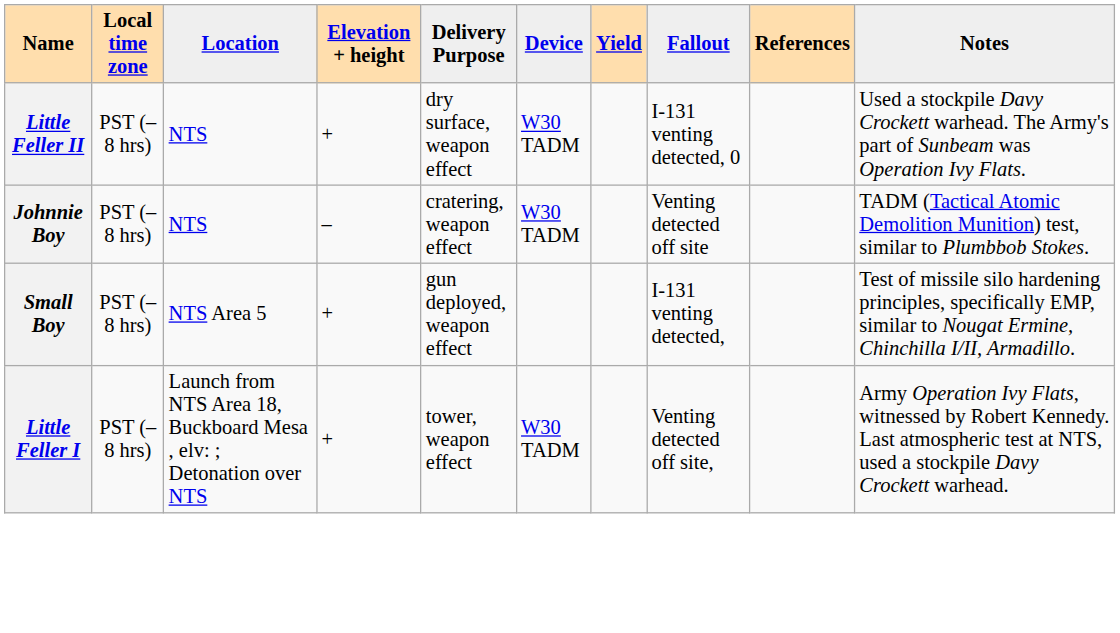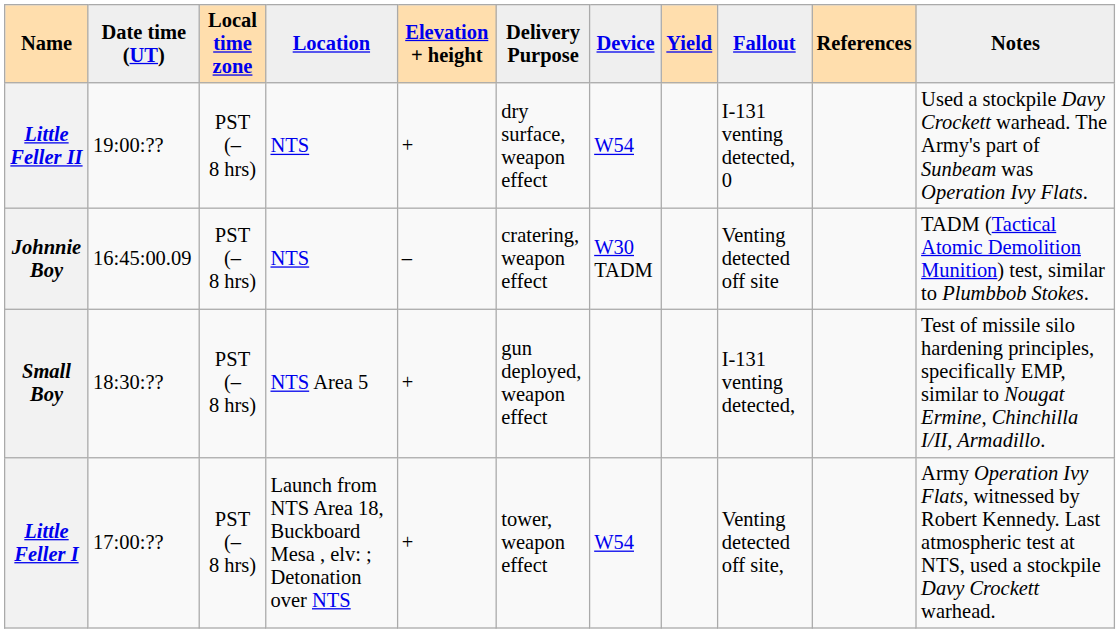+ column: (144, 43)
(550, 133) W30 TADM -> (614, 145) W54
(550, 438) W30 TADM -> (614, 542) W54
